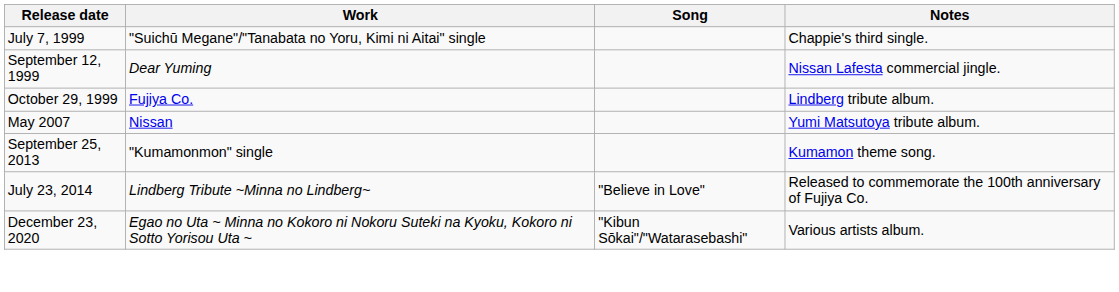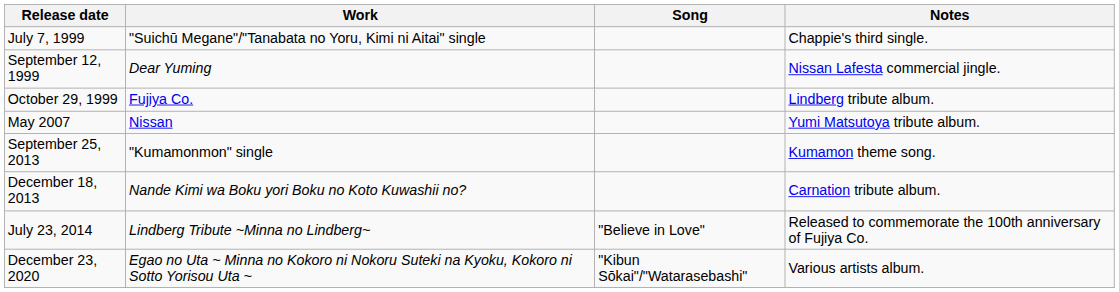+ row: (52, 191)
